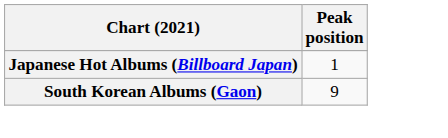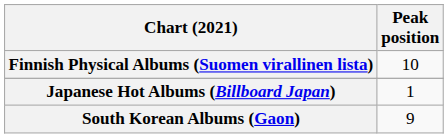+ row: (191, 64)
